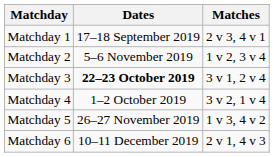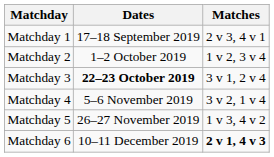(138, 57) 5–6 November 2019 -> (138, 57) 1–2 October 2019
(138, 99) 1–2 October 2019 -> (138, 99) 5–6 November 2019
(236, 141) normal -> (236, 141) bold
